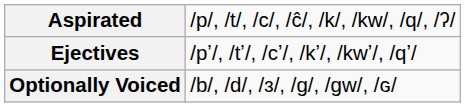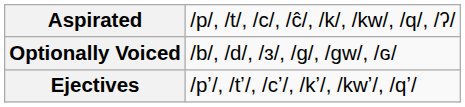rows swapped: (95, 85) <-> (95, 53)
